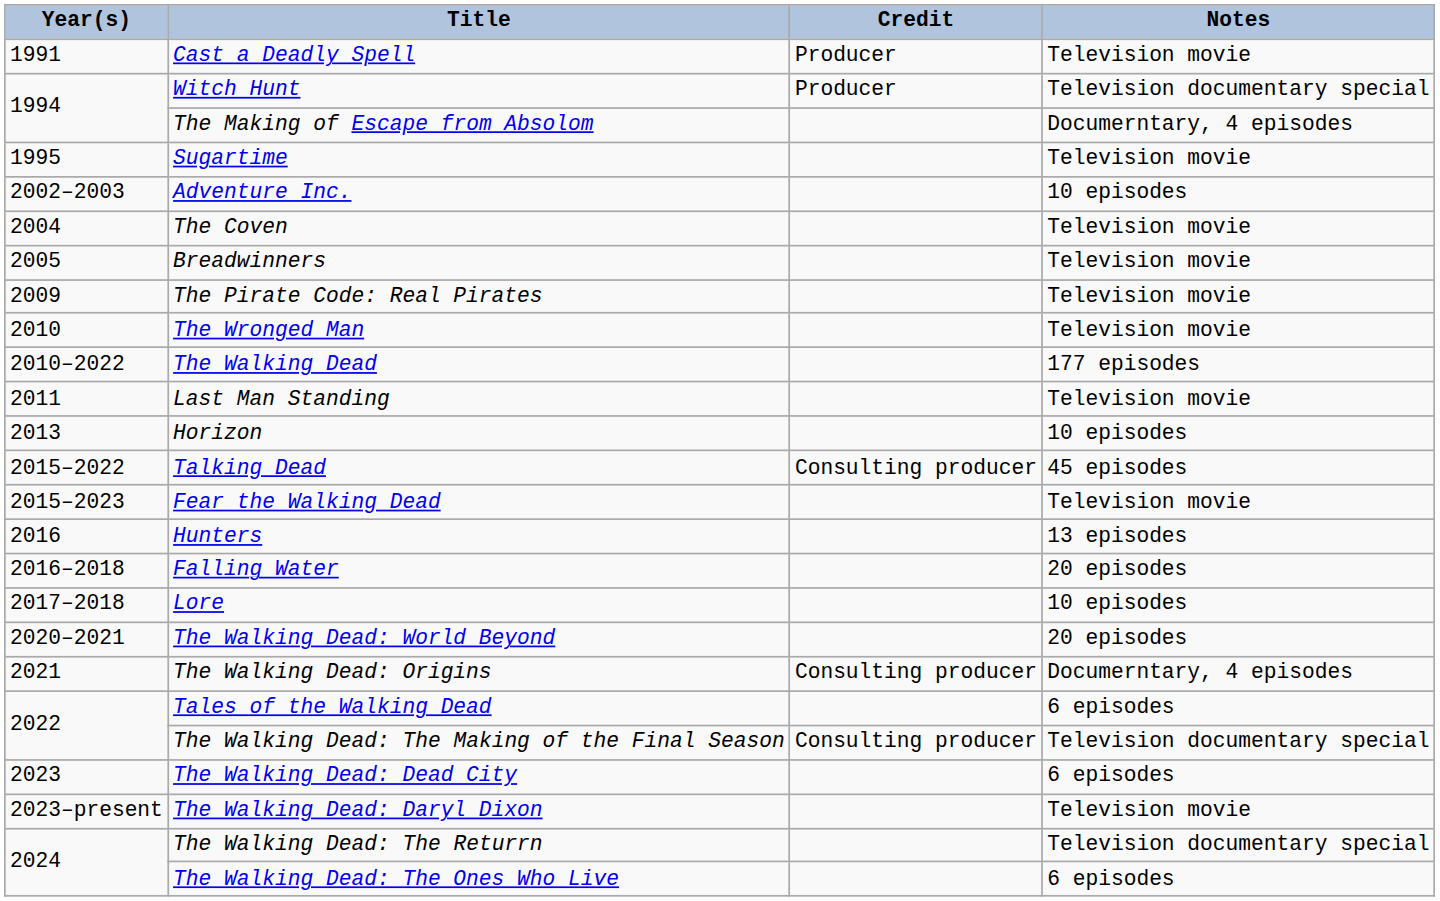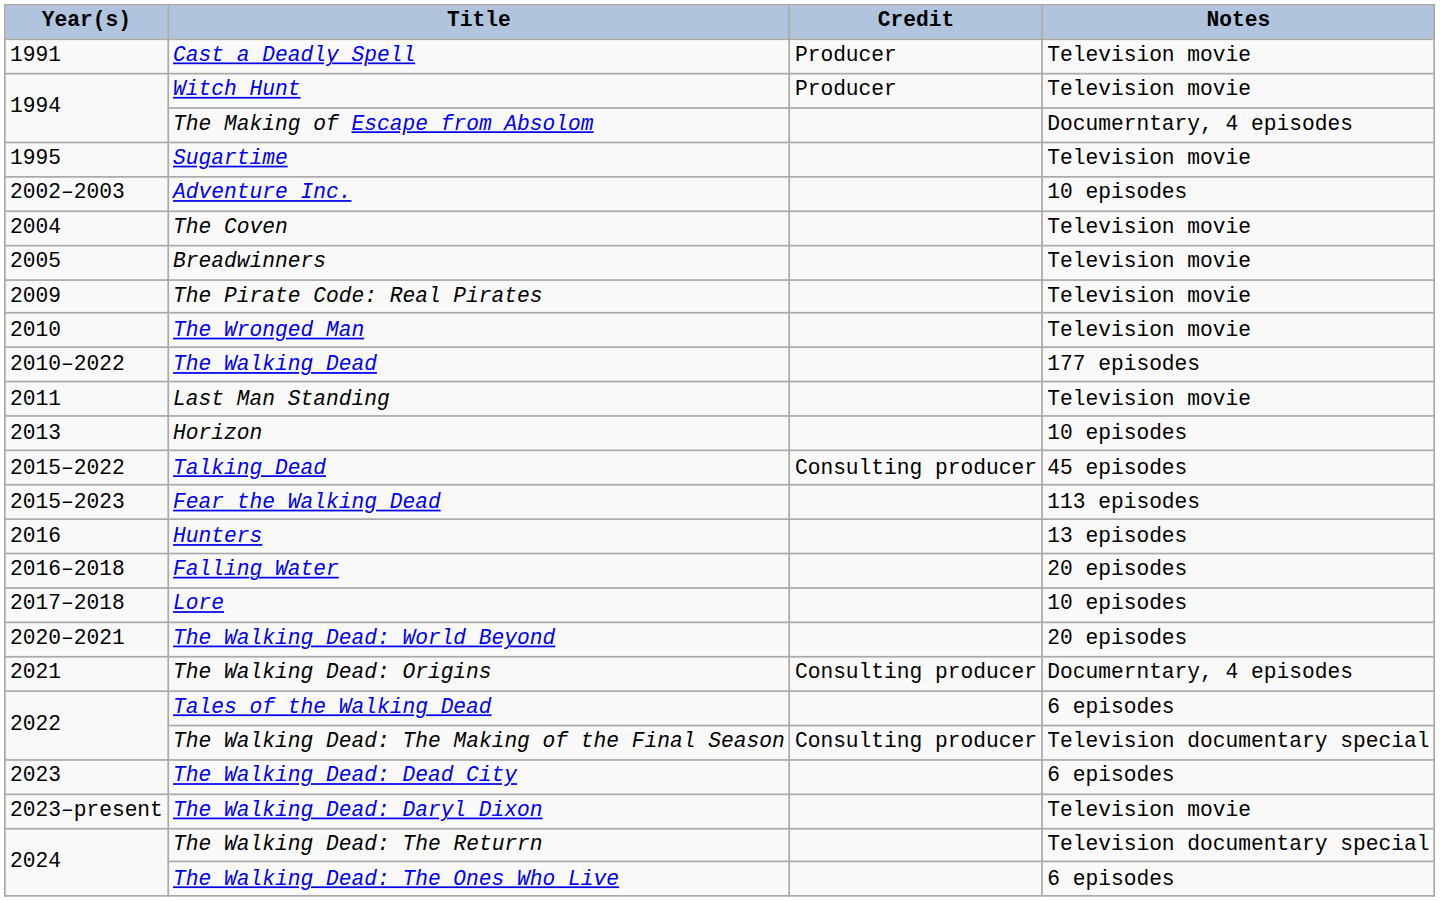(1238, 91) Television documentary special -> (1149, 91) Television movie
(1149, 502) Television movie -> (1124, 502) 113 episodes
